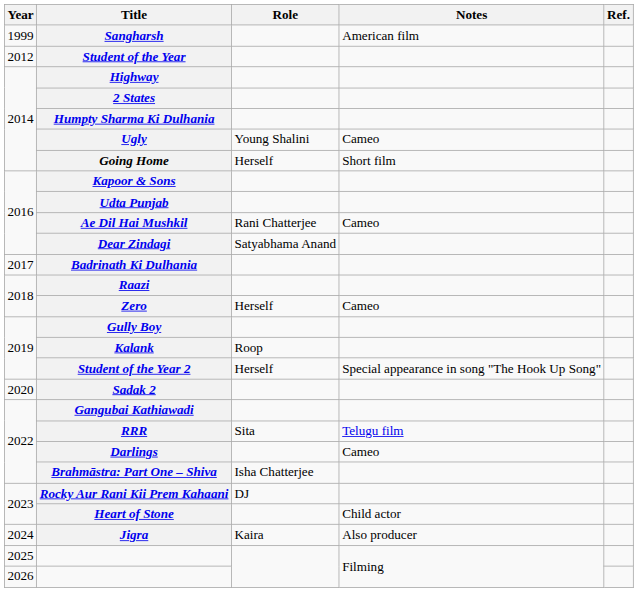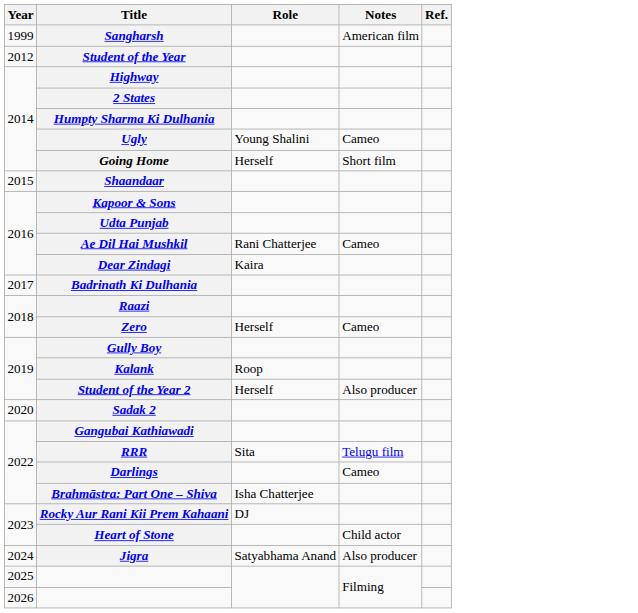+ row: (21, 181)
(285, 243) Satyabhama Anand -> (249, 264) Kaira
(472, 368) Special appearance in song "The Hook Up Song" -> (380, 389) Also producer
(249, 535) Kaira -> (285, 555) Satyabhama Anand
